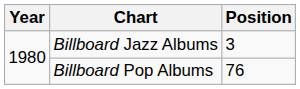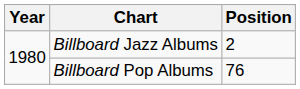(230, 44) 3 -> (230, 44) 2
